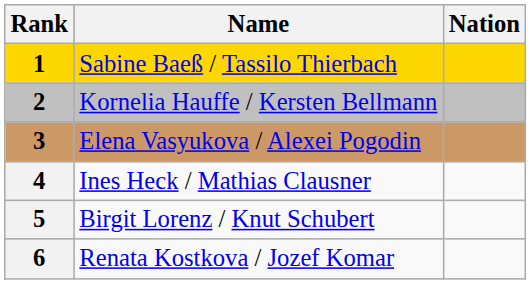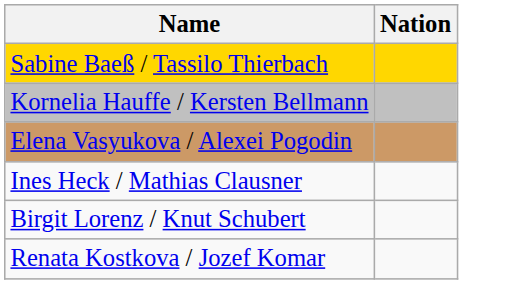- column: (39, 24)
